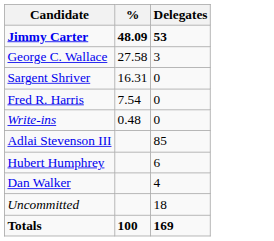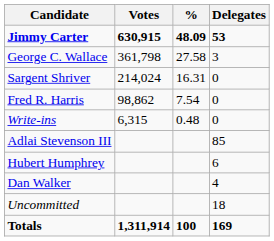+ column: (144, 15)
